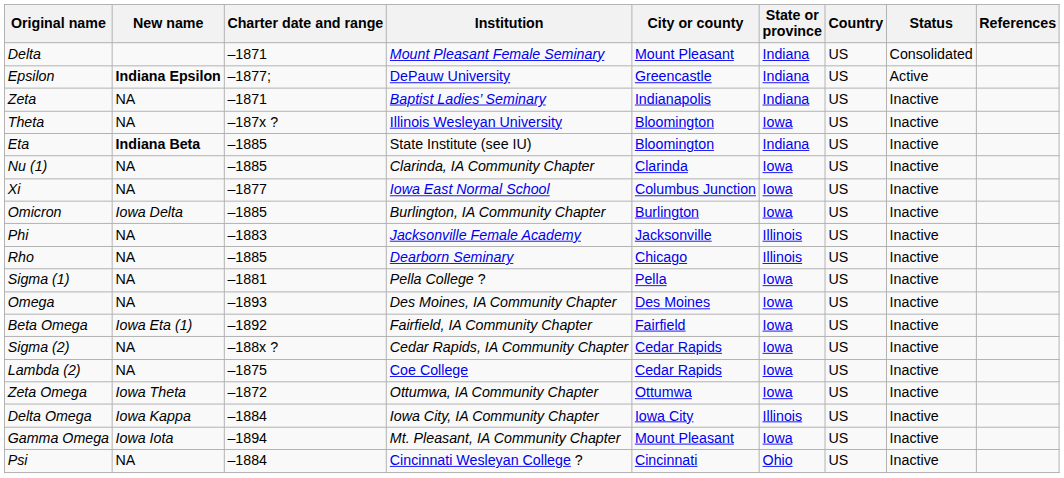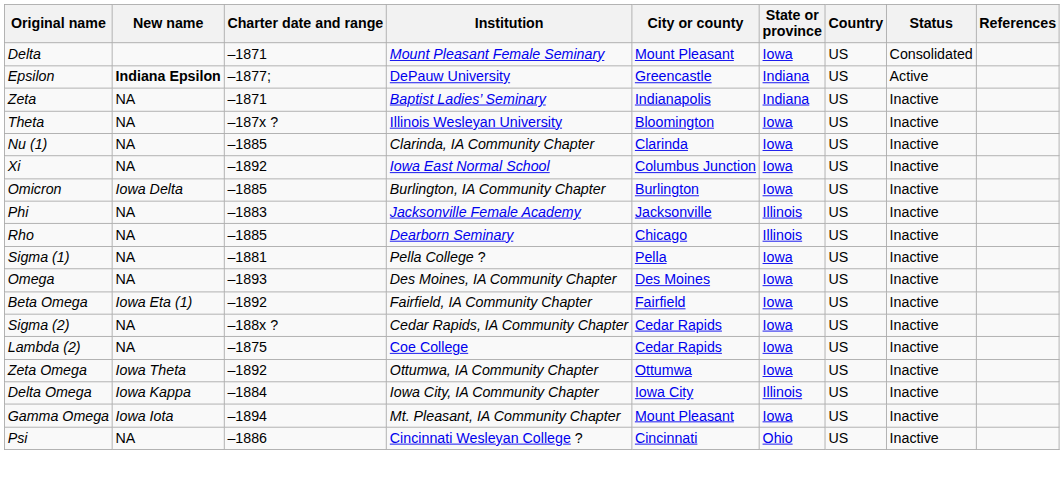(786, 54) Indiana -> (778, 54) Iowa
- row: (18, 144)
(247, 189) –1877 -> (247, 167) –1892
(247, 393) –1872 -> (247, 370) –1892
(247, 460) –1884 -> (247, 438) –1886
